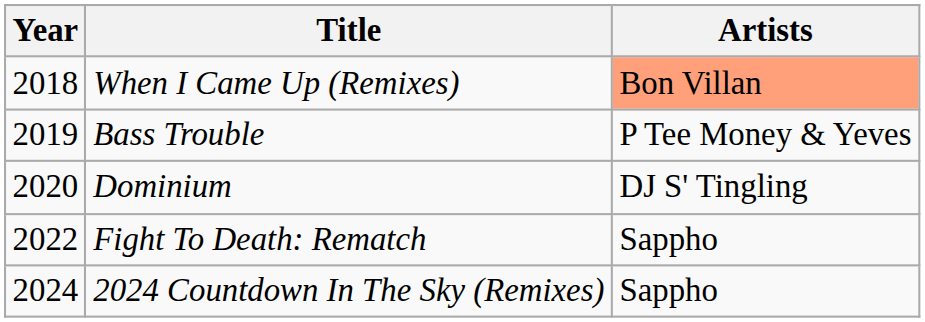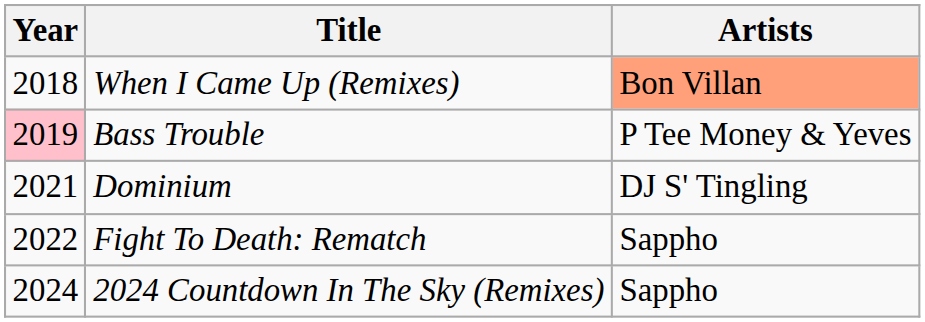(45, 134) no background -> (45, 134) pink background
(45, 186) 2020 -> (45, 186) 2021
